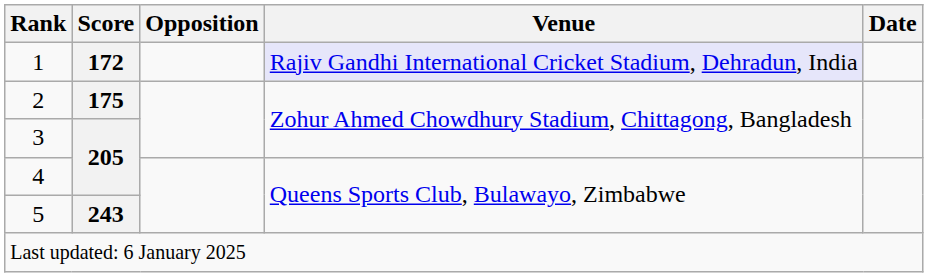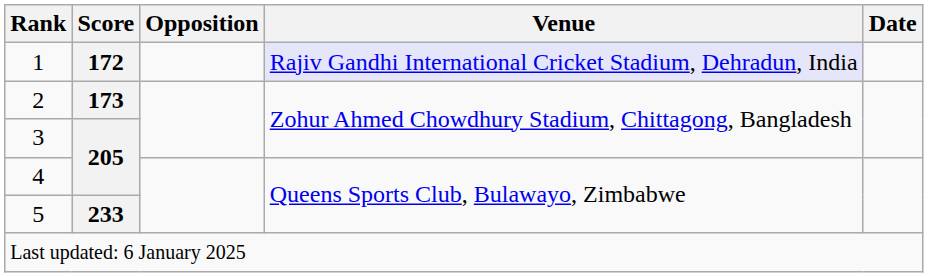(106, 99) 175 -> (106, 99) 173
(106, 213) 243 -> (106, 213) 233
